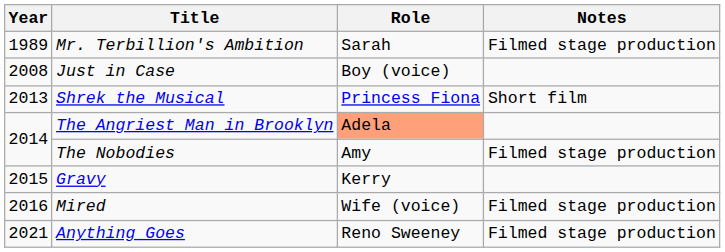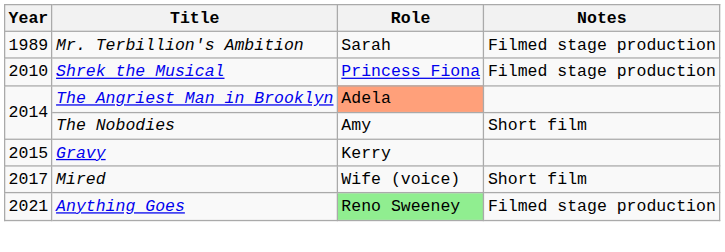- row: (116, 72)
(28, 99) 2013 -> (28, 72) 2010
(537, 99) Short film -> (602, 72) Filmed stage production
(602, 153) Filmed stage production -> (537, 126) Short film
(28, 206) 2016 -> (28, 180) 2017
(602, 206) Filmed stage production -> (537, 180) Short film
(401, 233) no background -> (401, 206) lightgreen background
